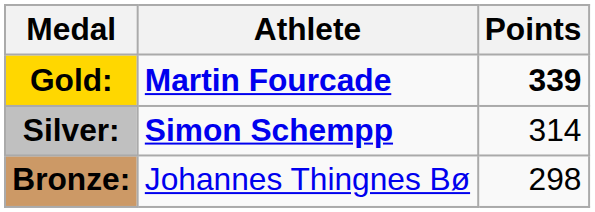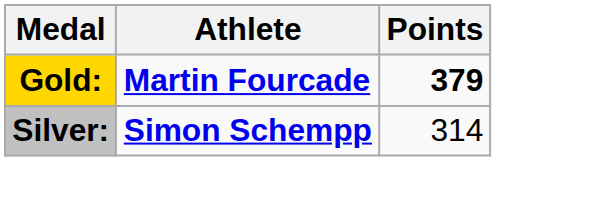(555, 79) 339 -> (457, 79) 379
- row: (71, 180)
